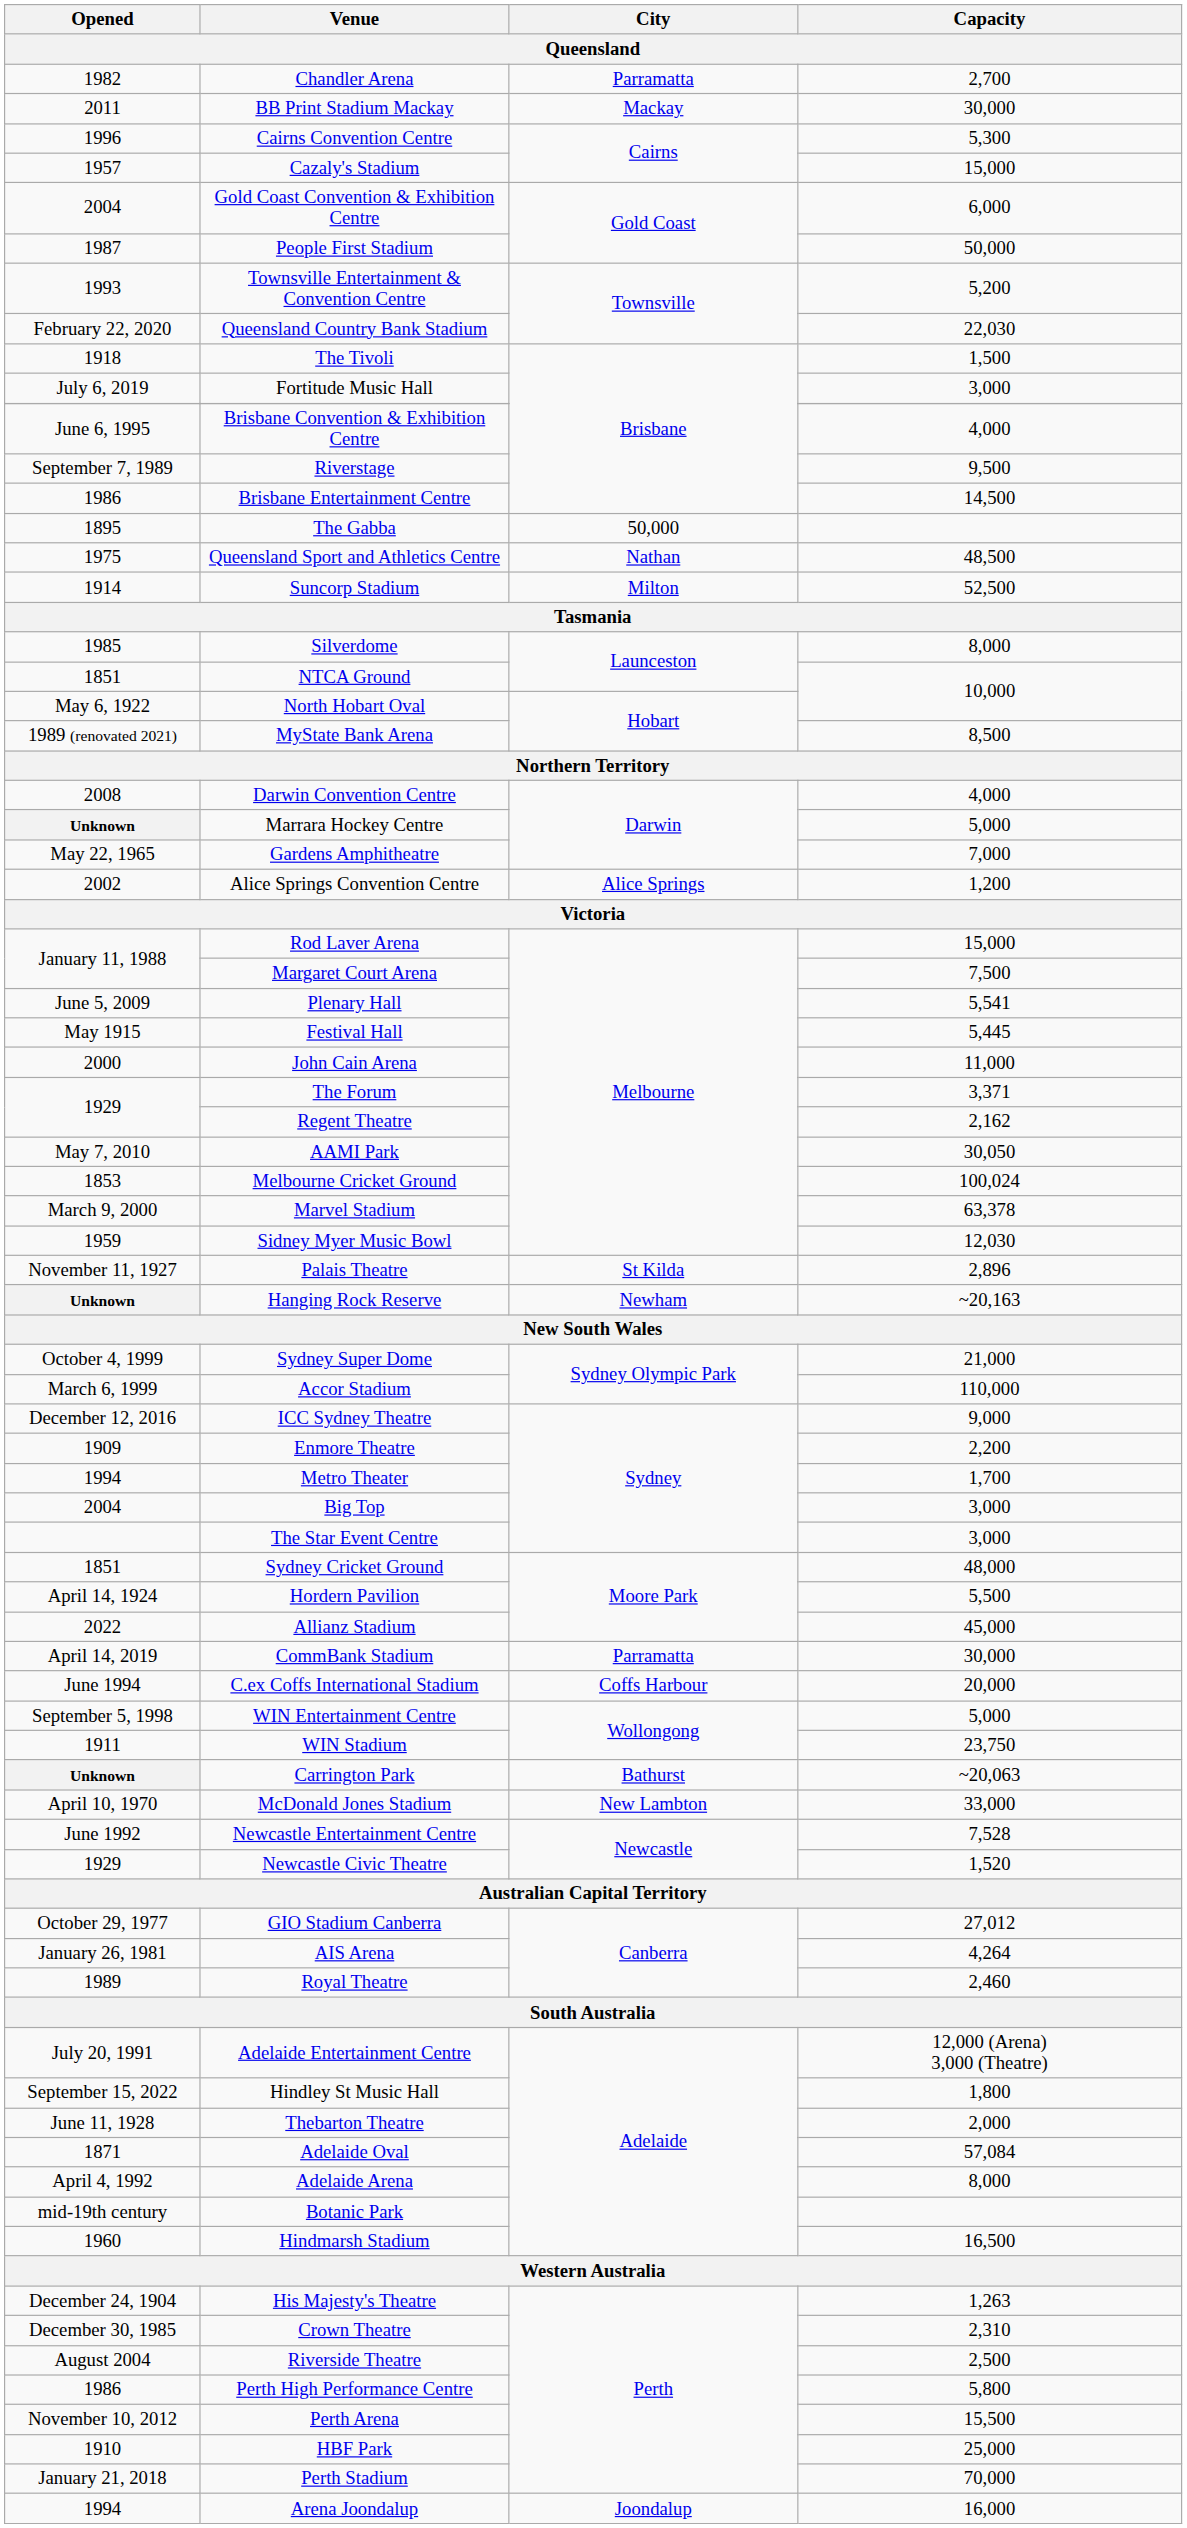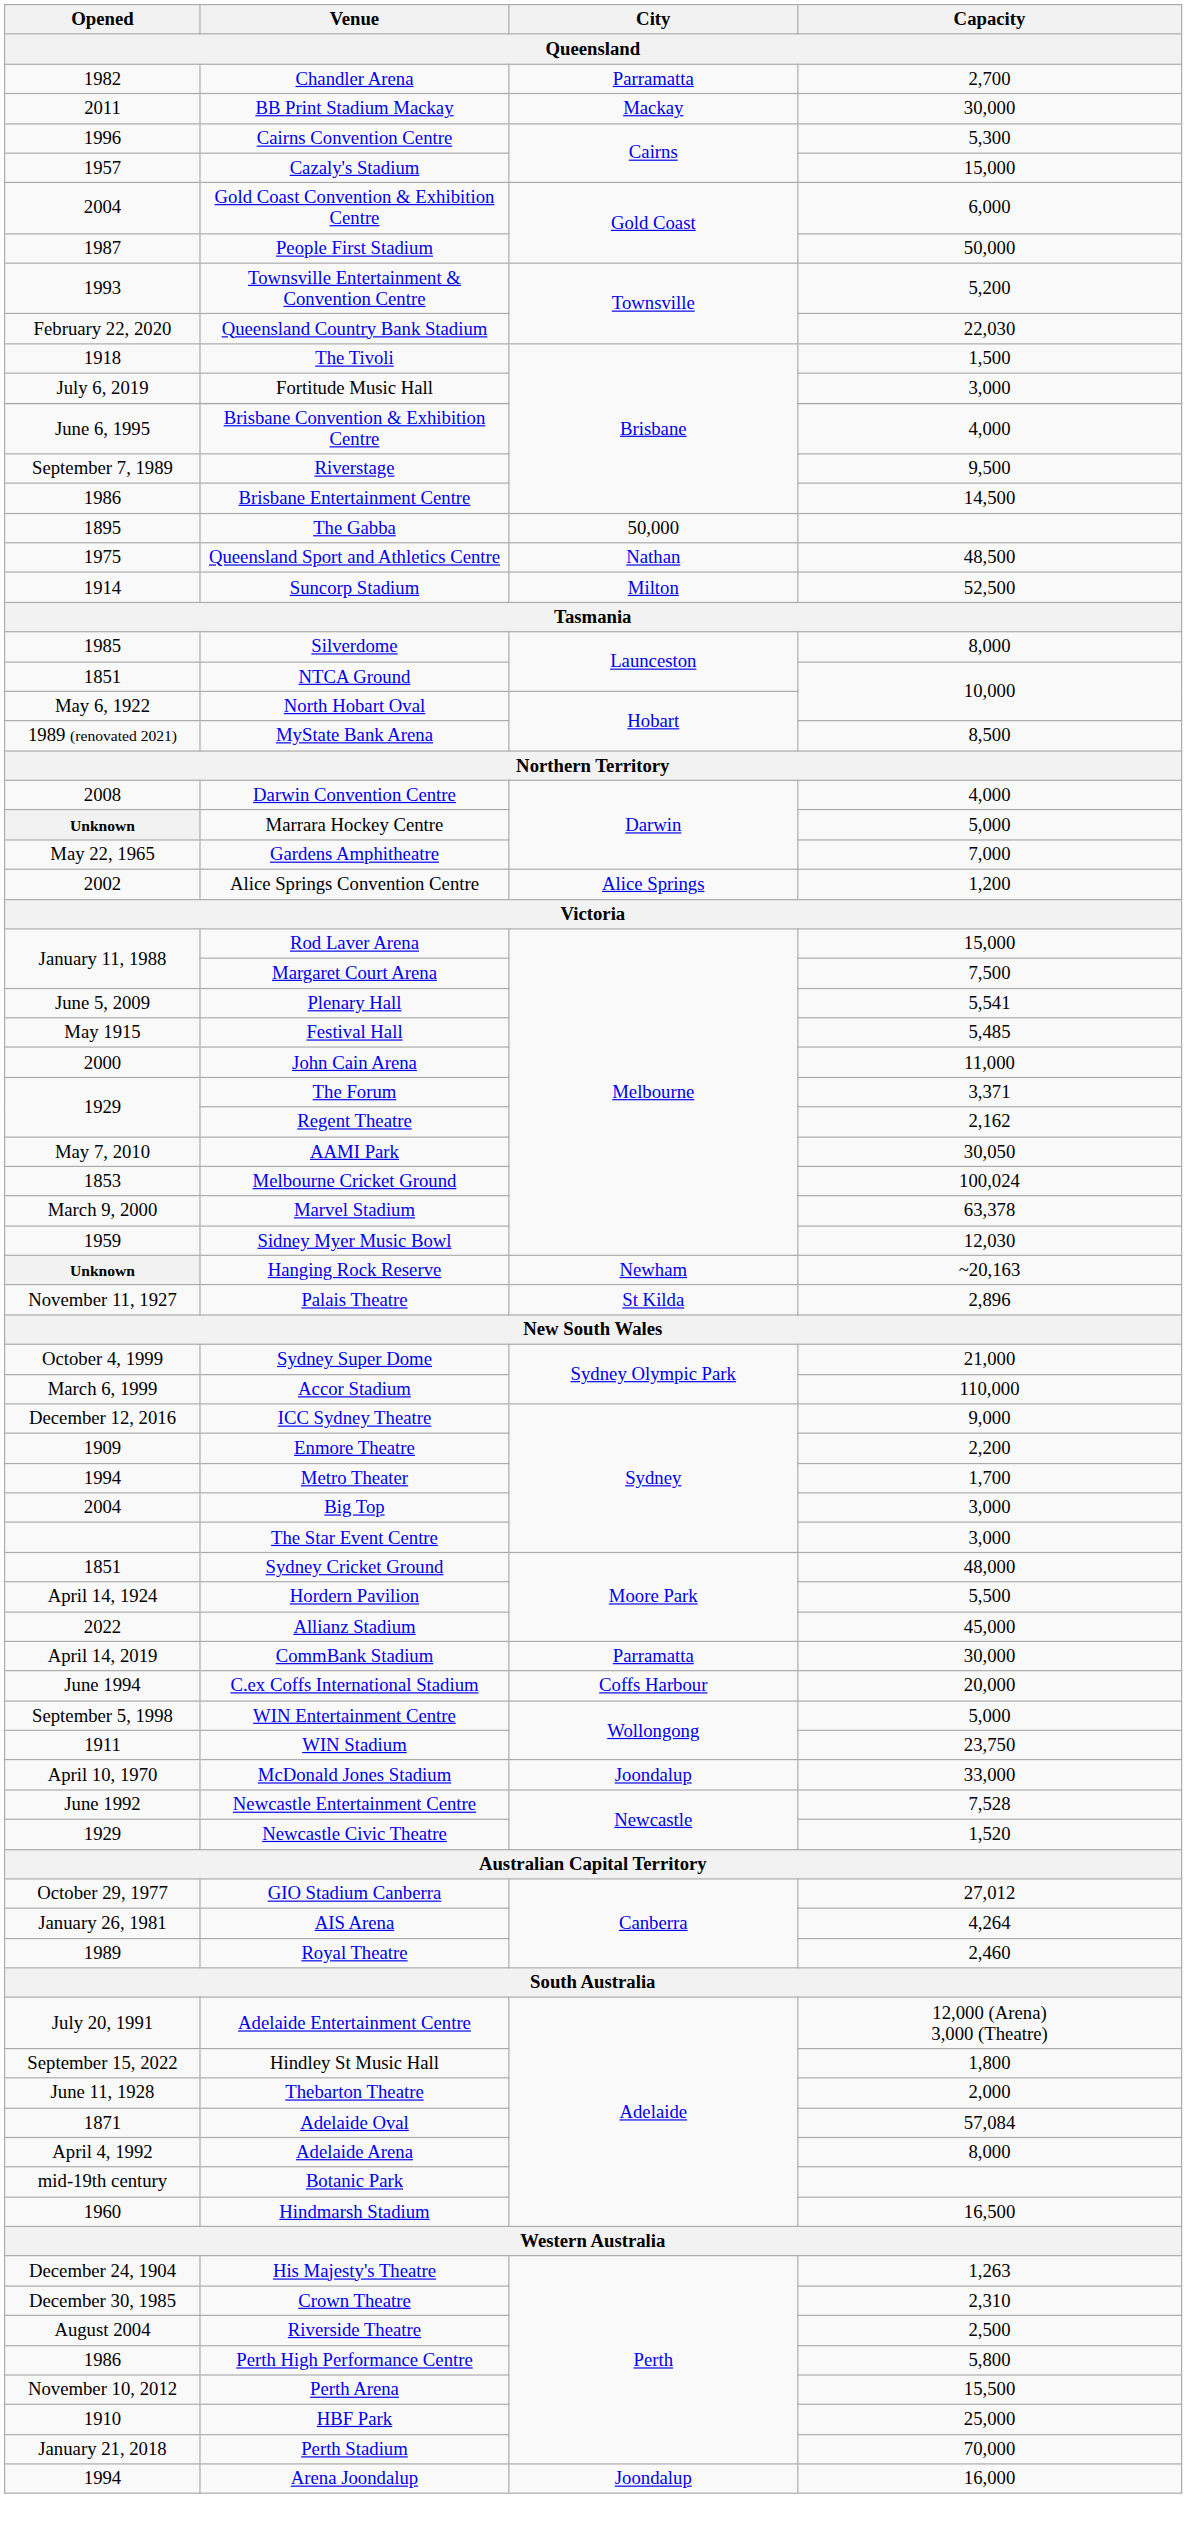(990, 1032) 5,445 -> (990, 1032) 5,485
rows swapped: (354, 1299) <-> (354, 1270)
- row: (354, 1774)
(653, 1804) New Lambton -> (653, 1774) Joondalup
